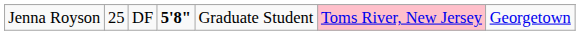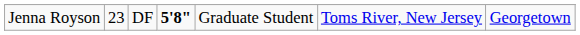(116, 17) 25 -> (116, 17) 23
(401, 17) pink background -> (401, 17) no background
